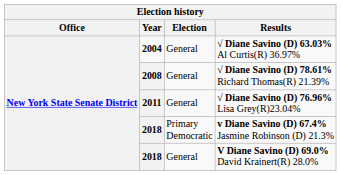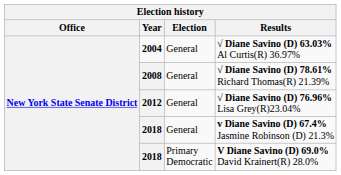(152, 103) 2011 -> (152, 103) 2012
(189, 130) Primary Democratic -> (182, 130) General
(182, 156) General -> (189, 156) Primary Democratic
